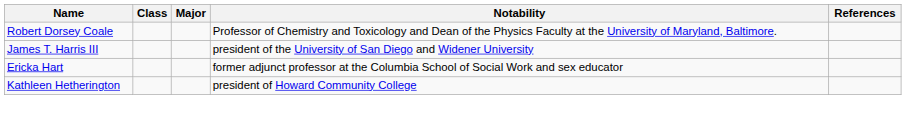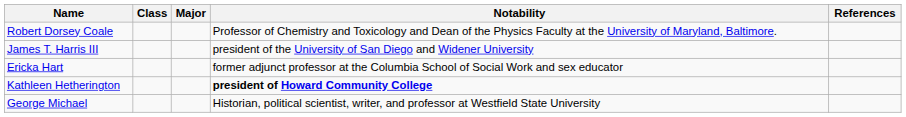(315, 85) normal -> (323, 85) bold
+ row: (47, 103)
